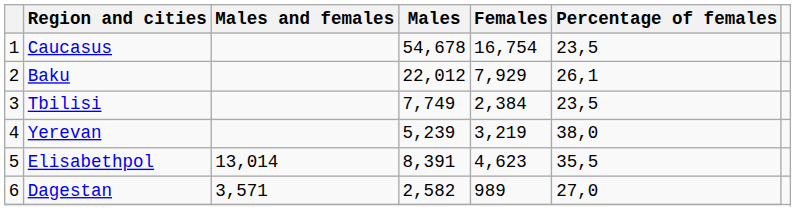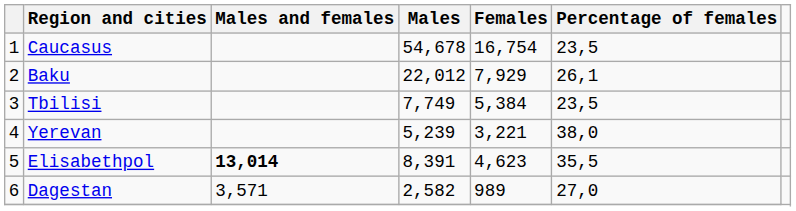(500, 105) 2,384 -> (500, 105) 5,384
(500, 133) 3,219 -> (500, 133) 3,221
(247, 162) normal -> (247, 162) bold
